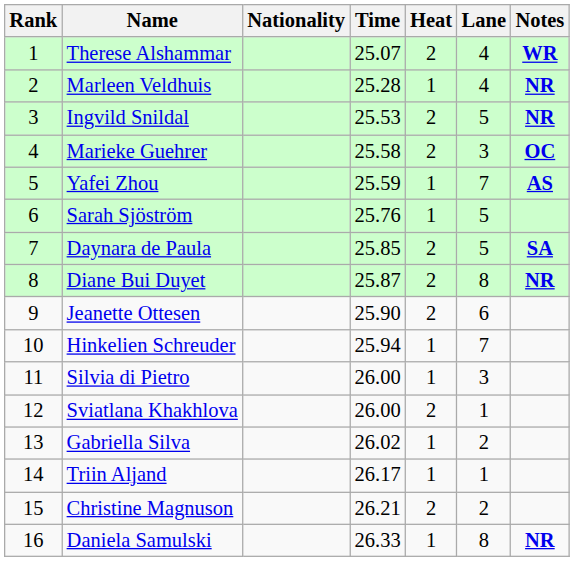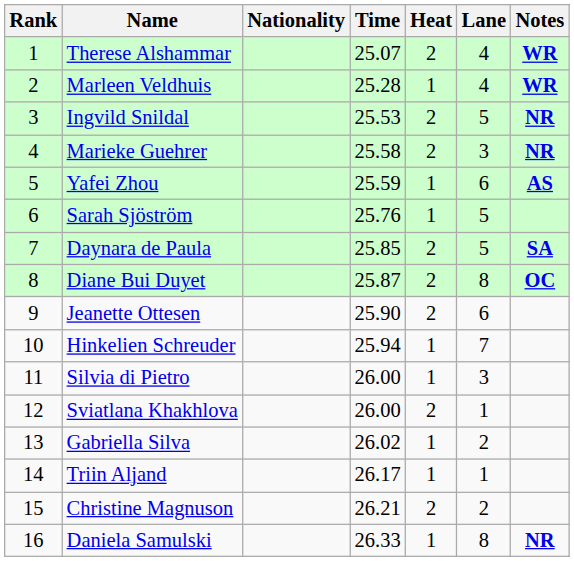(540, 85) NR -> (540, 85) WR
(540, 150) OC -> (540, 150) NR
(484, 183) 7 -> (484, 183) 6
(540, 280) NR -> (540, 280) OC
